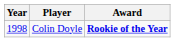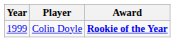(17, 28) 1998 -> (17, 28) 1999
